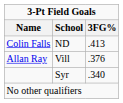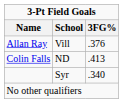rows swapped: (29, 43) <-> (27, 59)
